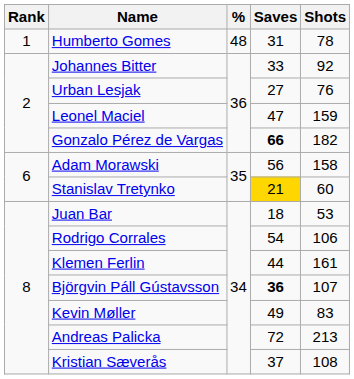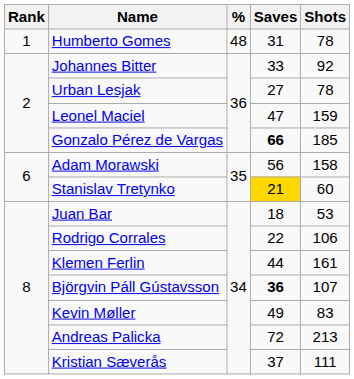(325, 91) 76 -> (325, 91) 78
(325, 140) 182 -> (325, 140) 185
(276, 238) 54 -> (276, 238) 22
(325, 361) 108 -> (325, 361) 111
